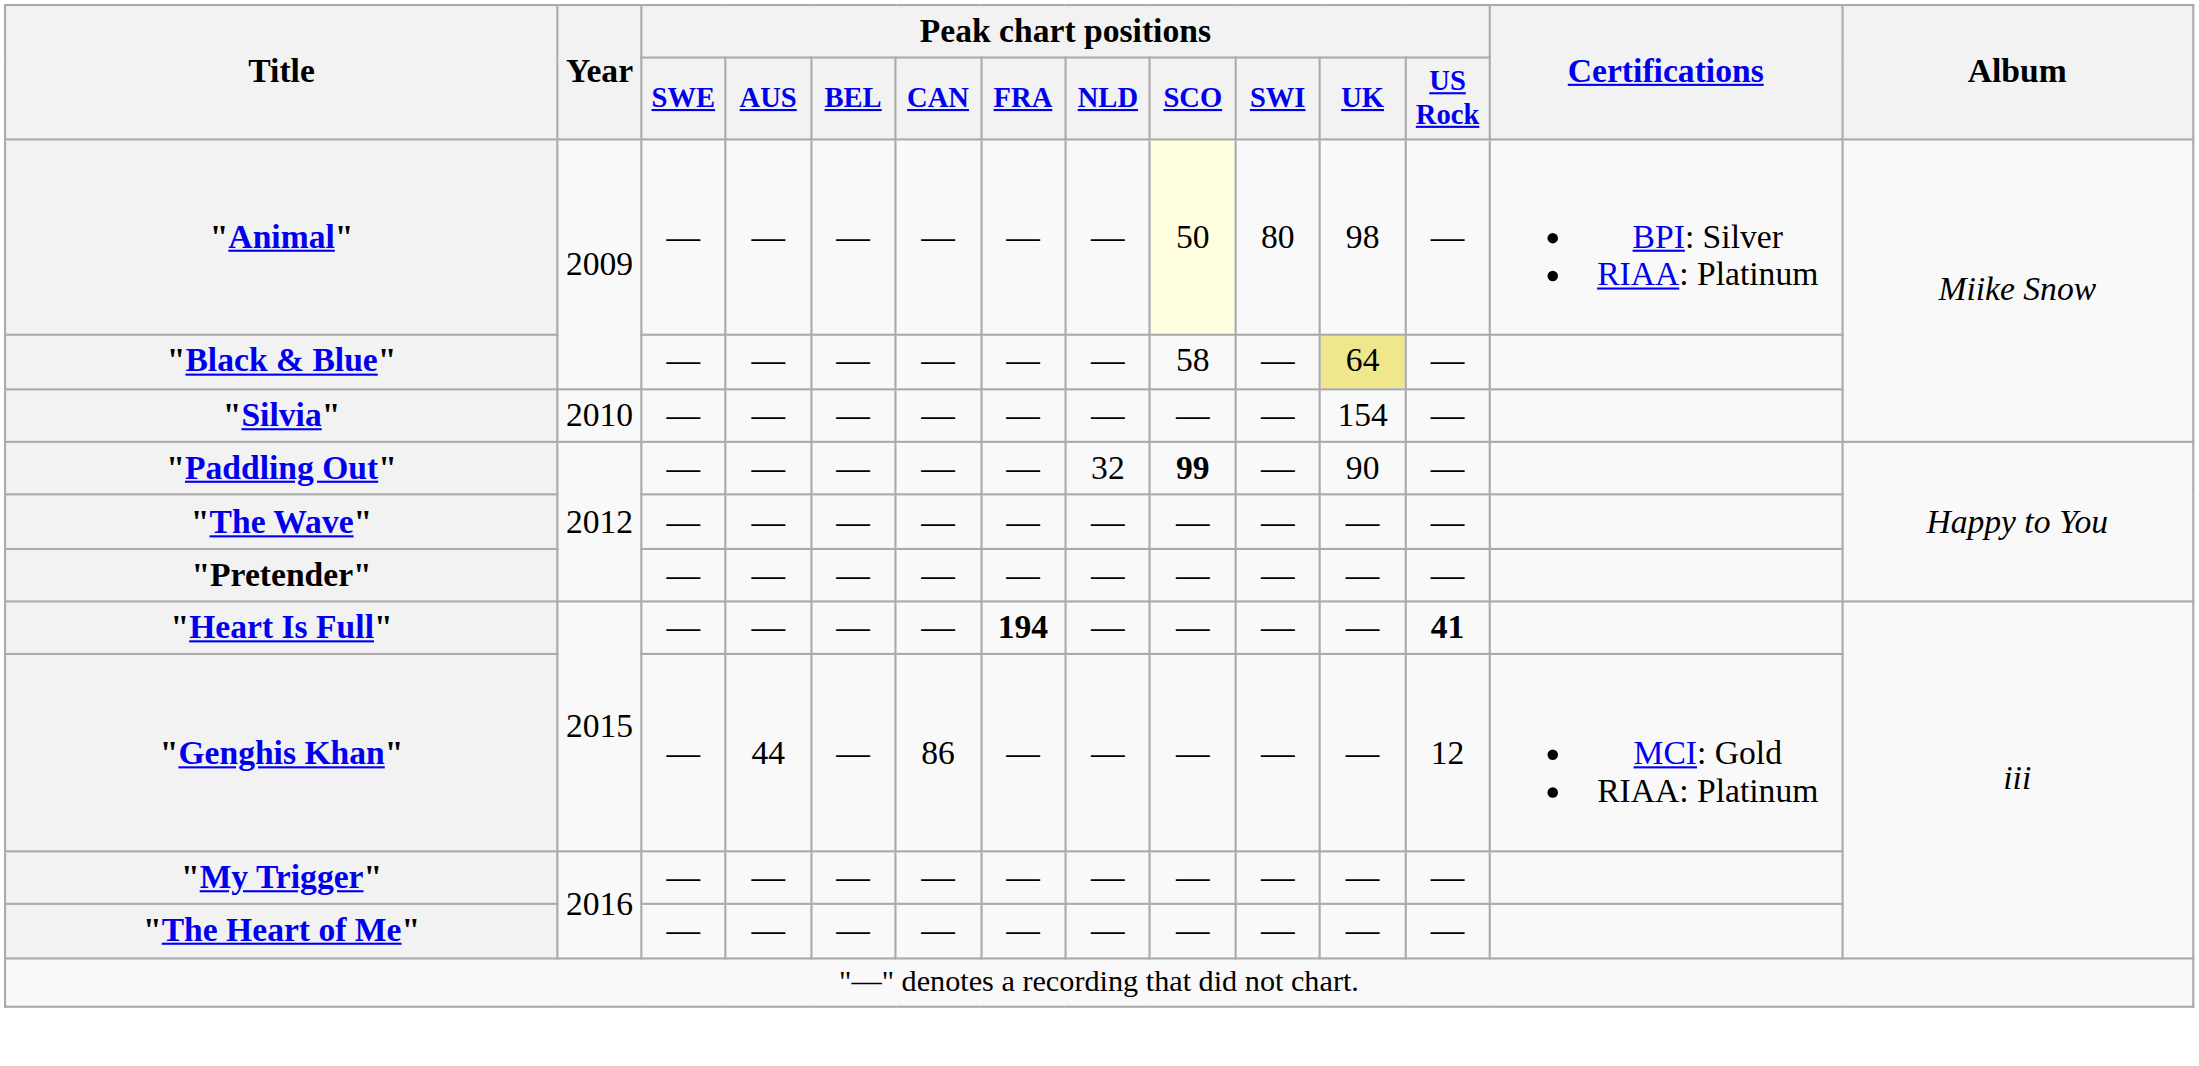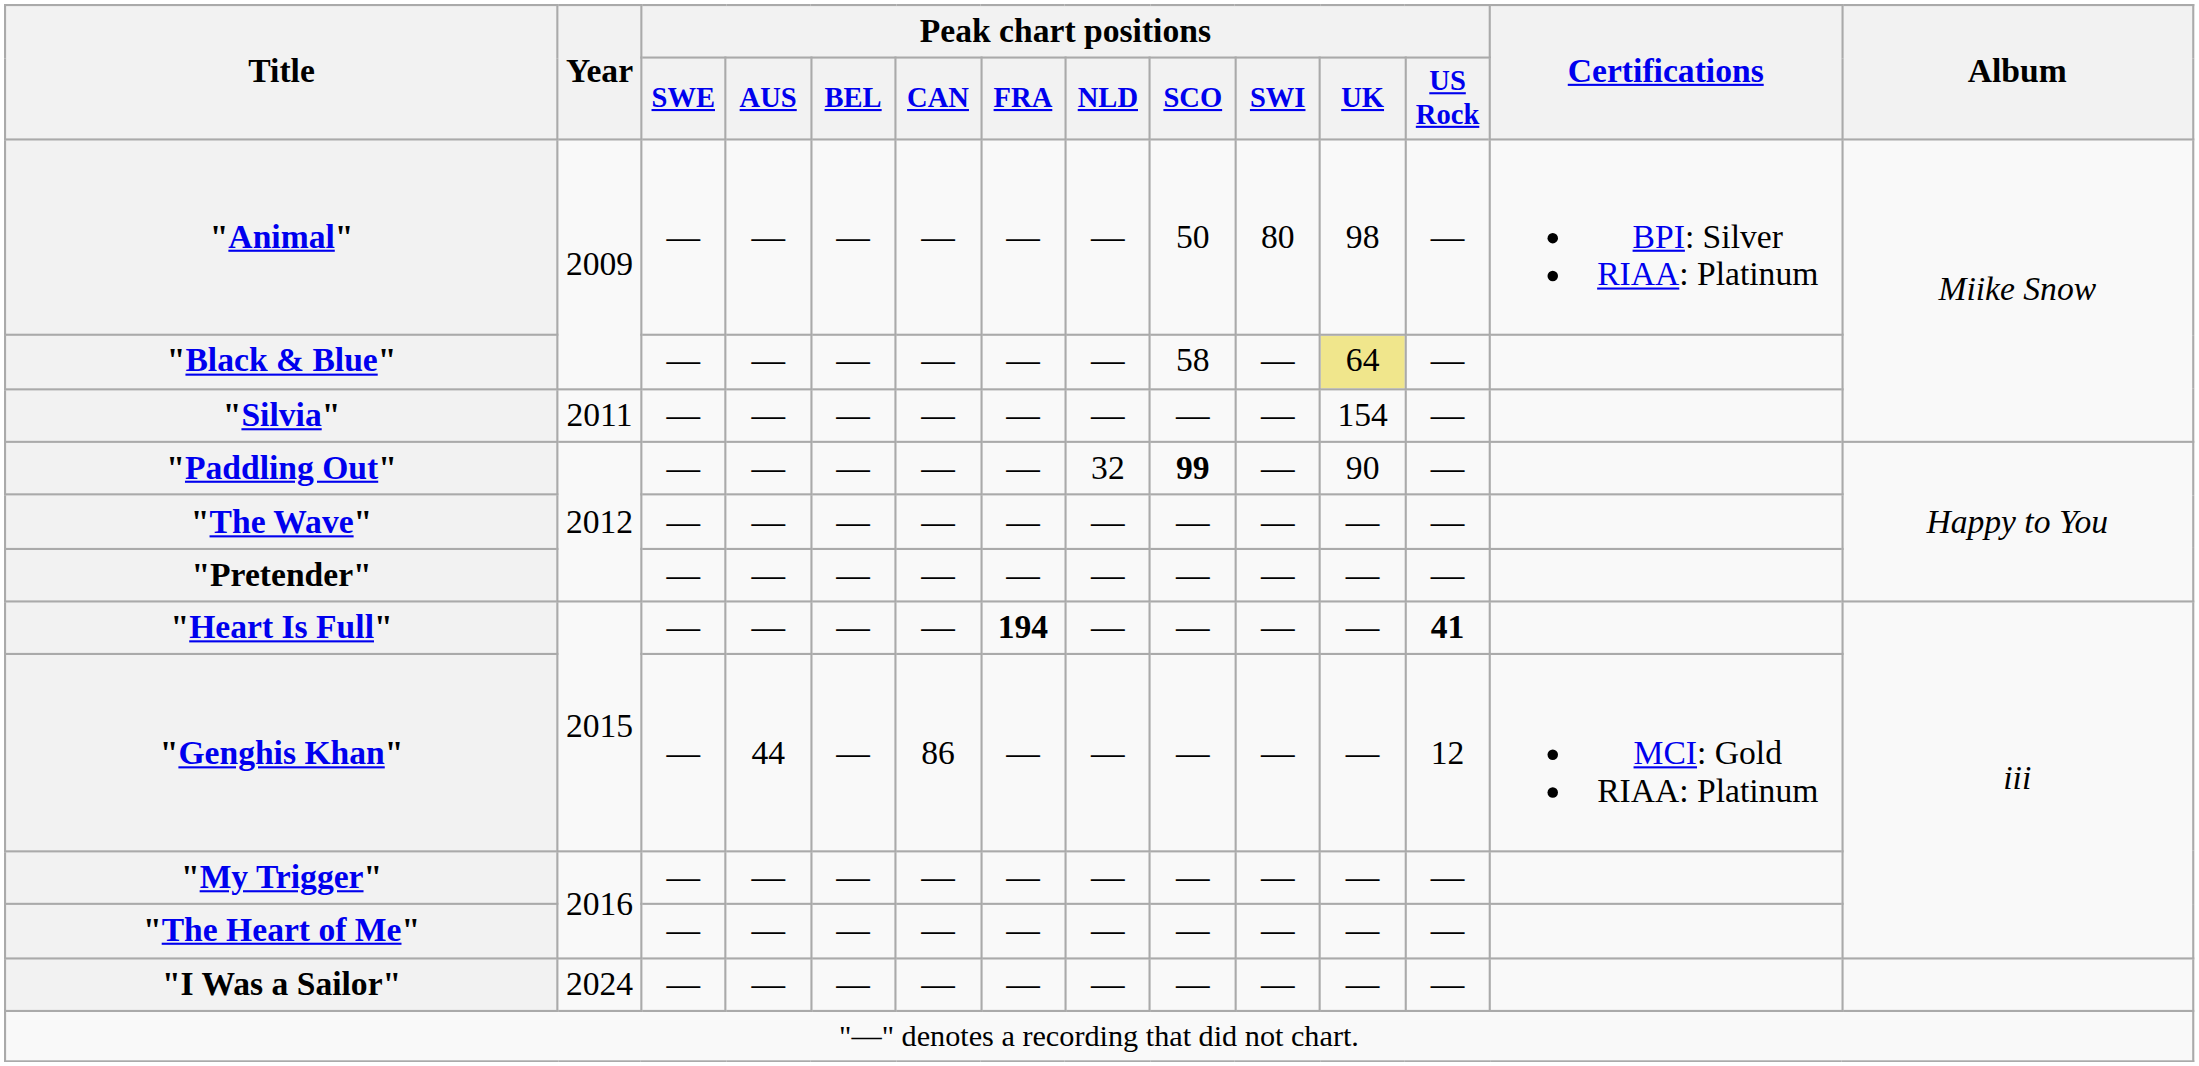(1193, 236) lightyellow background -> (1193, 236) no background
(599, 414) 2010 -> (599, 414) 2011
+ row: (282, 983)
